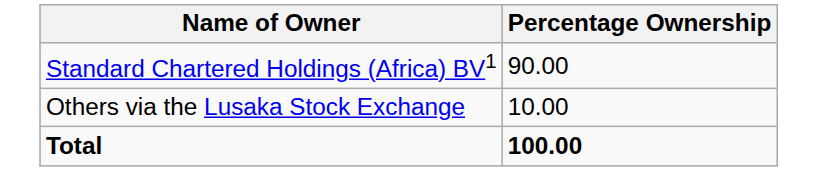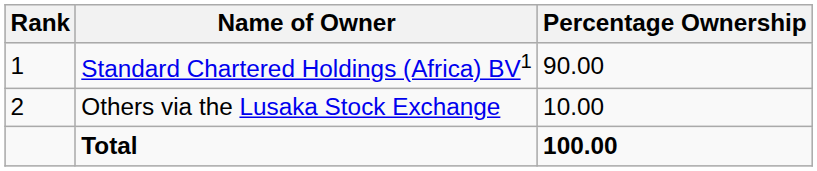+ column: (40, 23)
